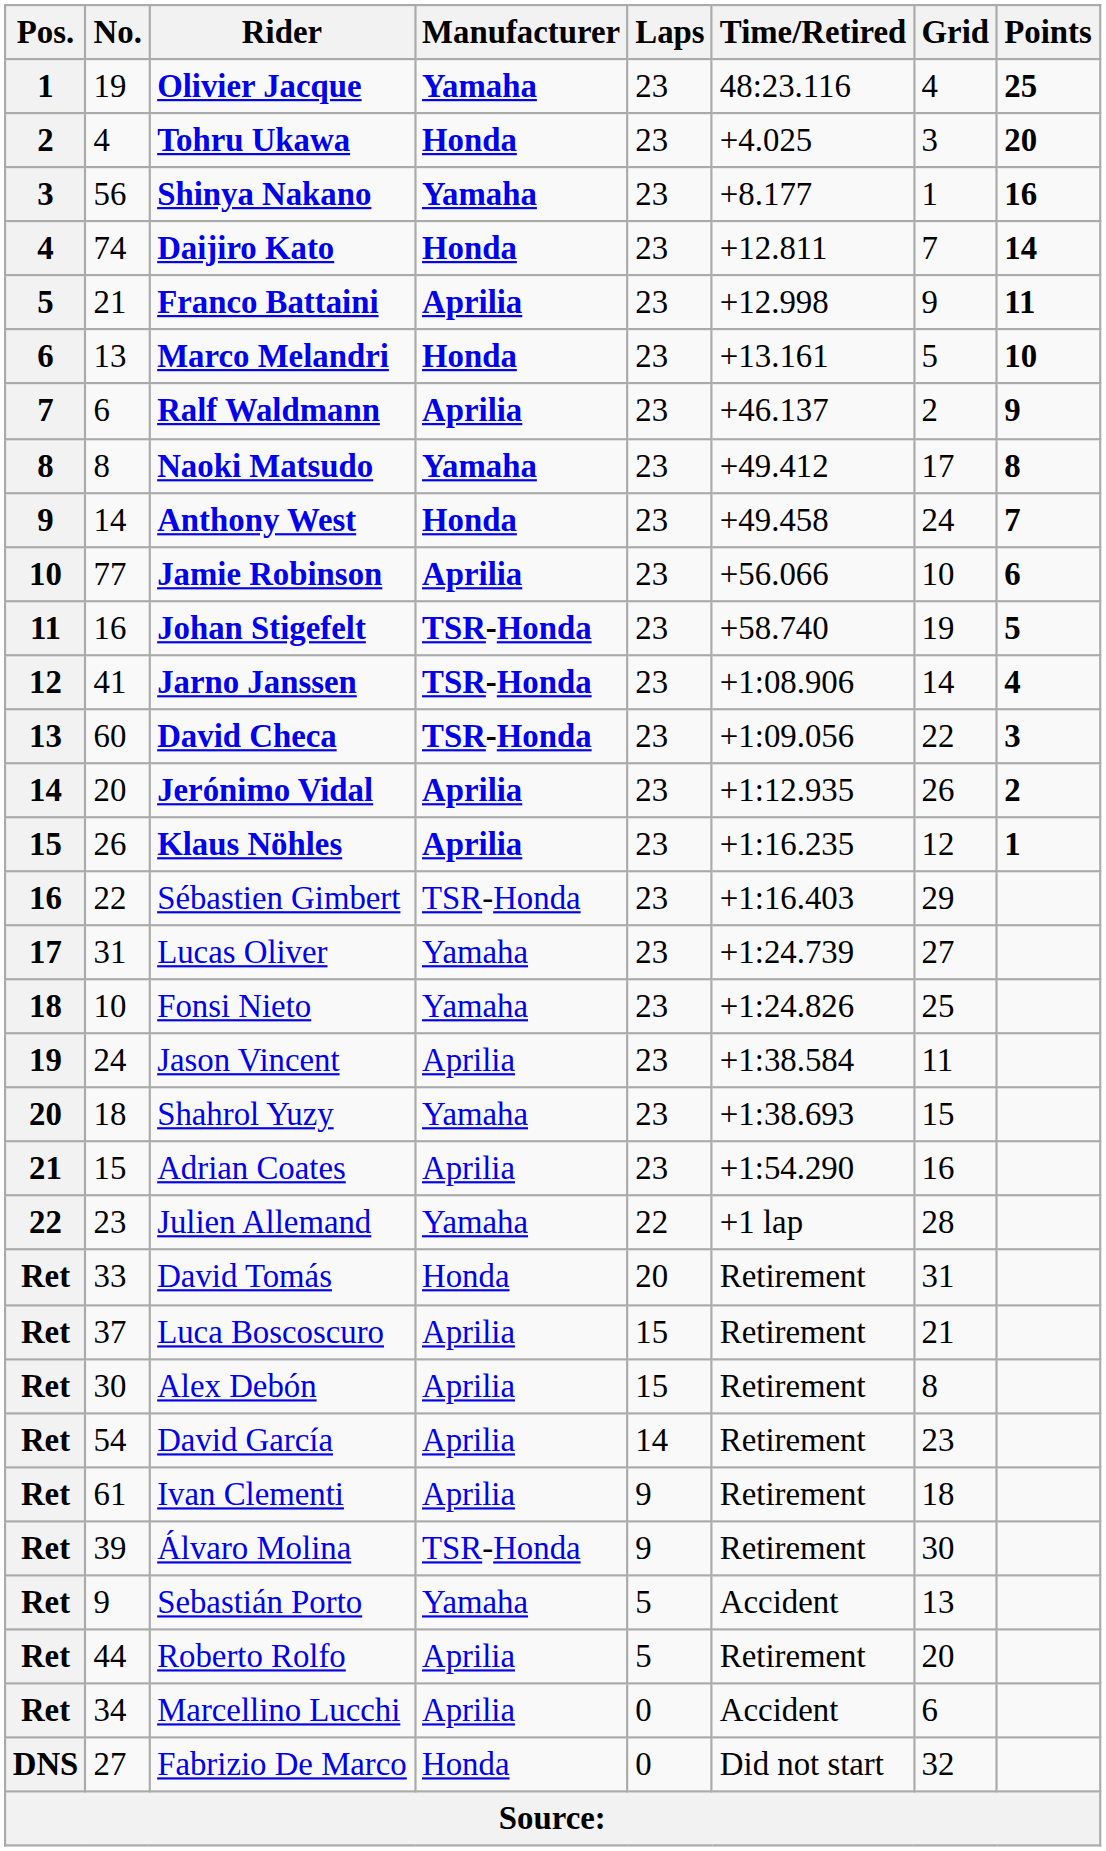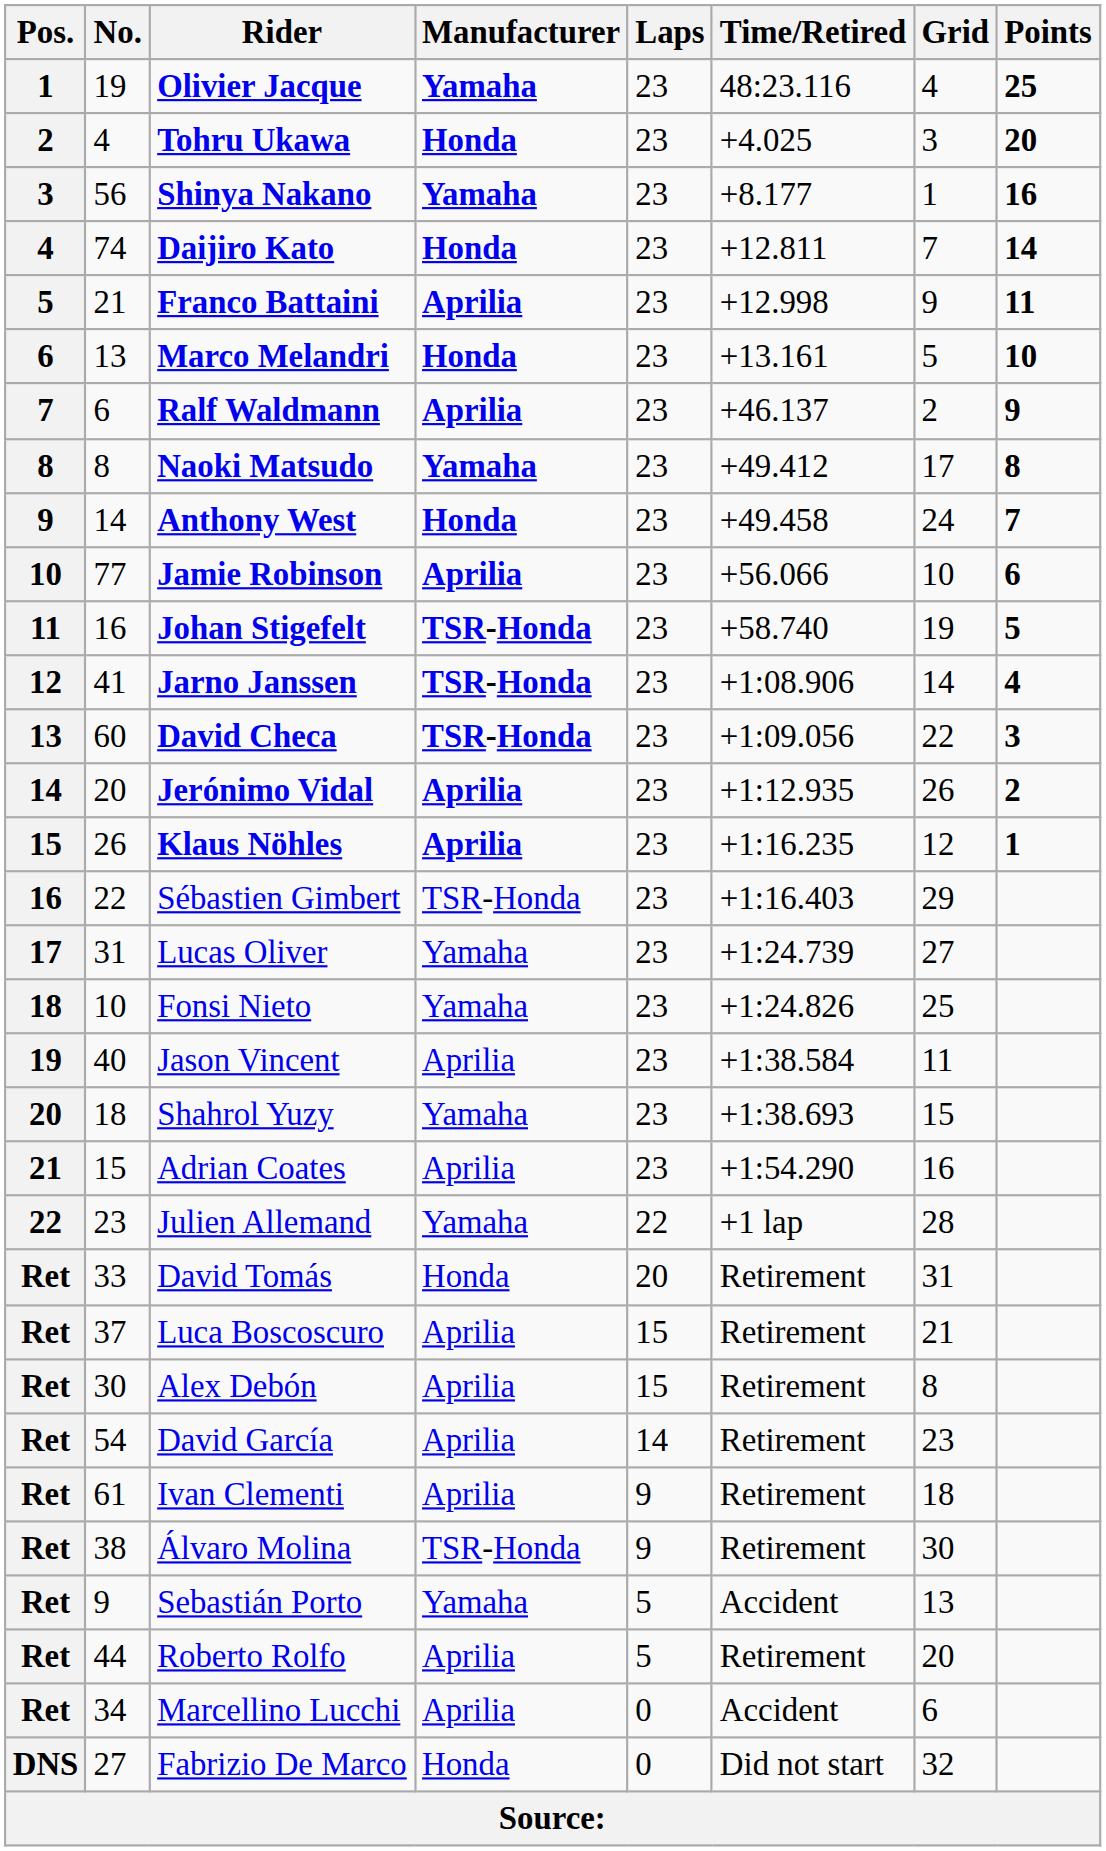(110, 1060) 24 -> (110, 1060) 40
(110, 1547) 39 -> (110, 1547) 38
